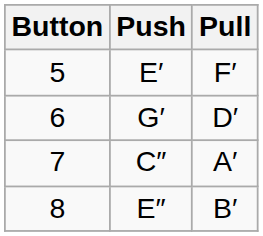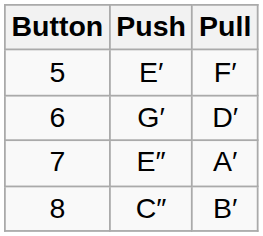(151, 162) C″ -> (151, 162) E″
(151, 207) E″ -> (151, 207) C″
